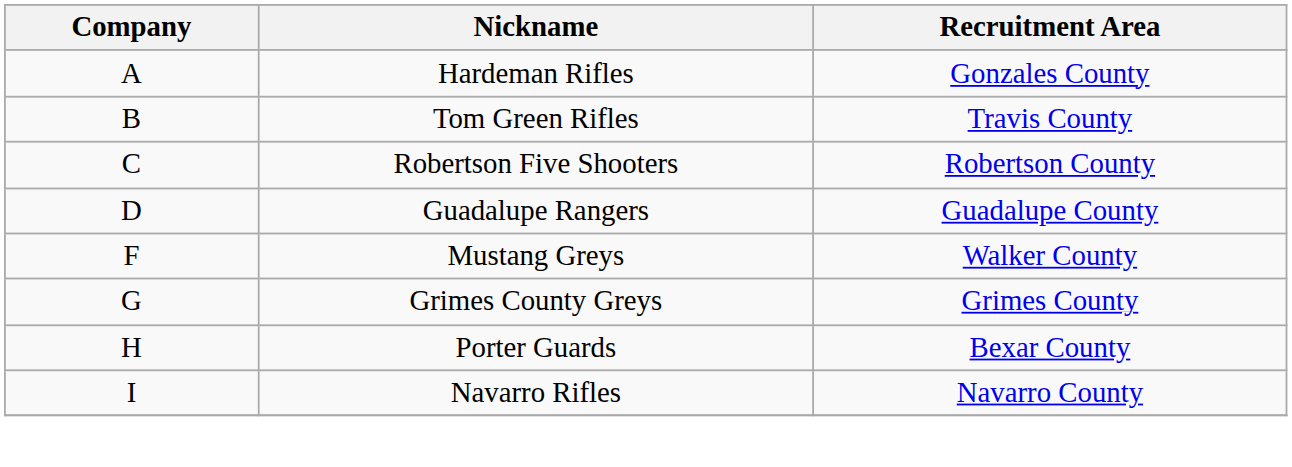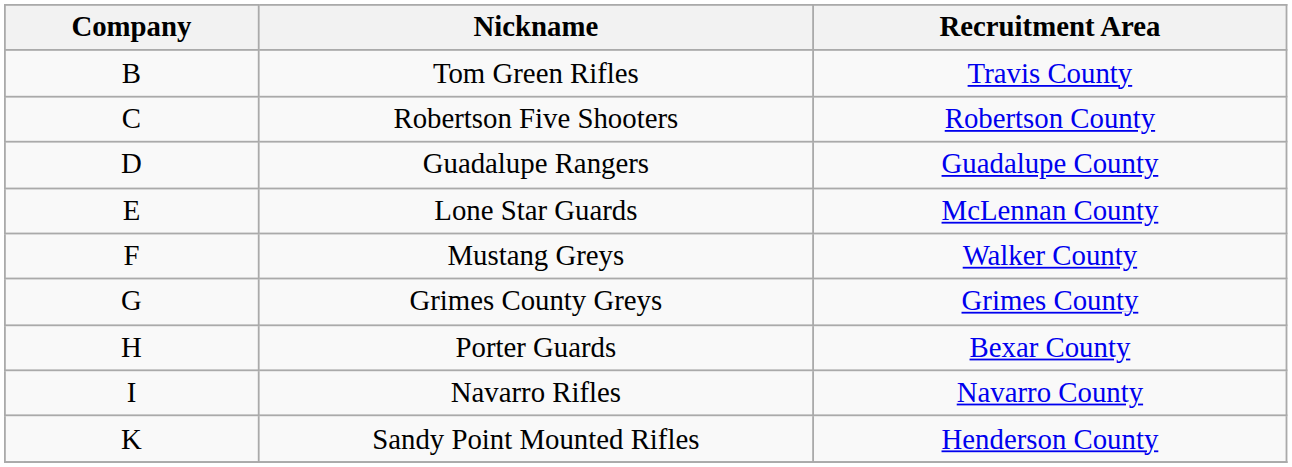- row: (536, 73)
+ row: (536, 210)
+ row: (536, 438)
